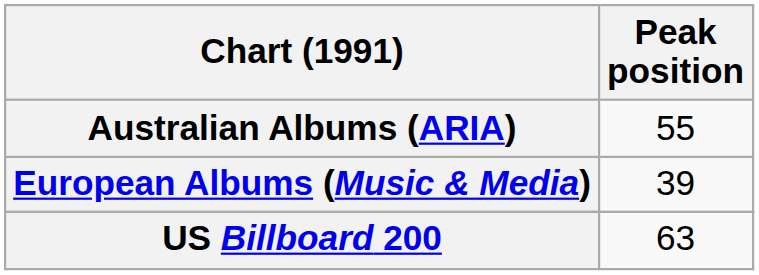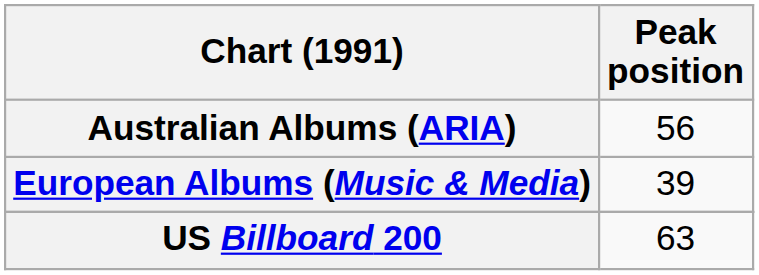(675, 127) 55 -> (675, 127) 56
